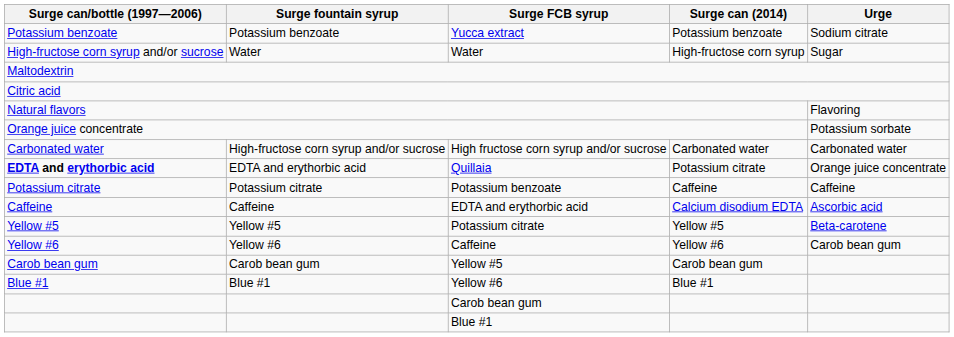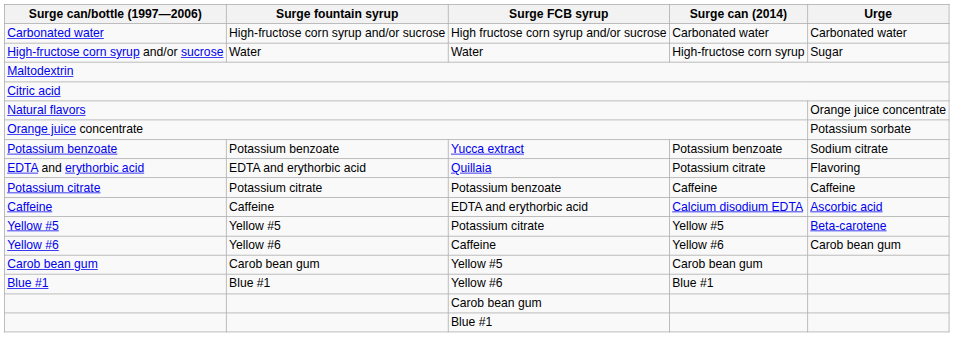rows swapped: (559, 149) <-> (487, 33)
(835, 110) Flavoring -> (878, 110) Orange juice concentrate
(81, 168) bold -> (76, 168) normal
(878, 168) Orange juice concentrate -> (835, 168) Flavoring
